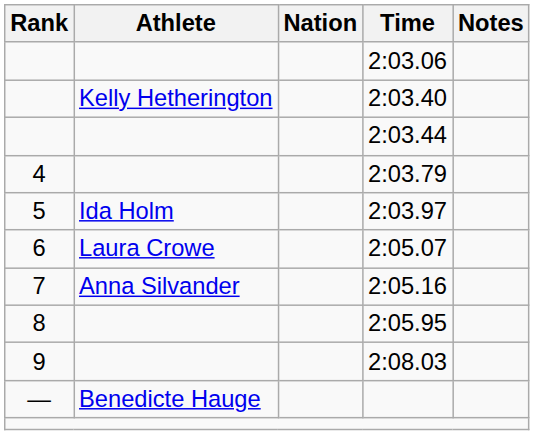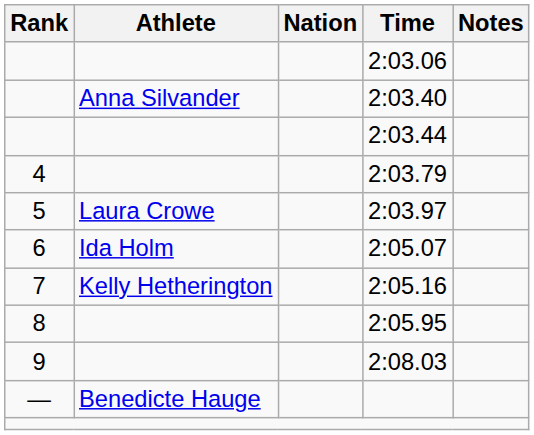(176, 98) Kelly Hetherington -> (159, 98) Anna Silvander
(126, 211) Ida Holm -> (147, 211) Laura Crowe
(147, 248) Laura Crowe -> (126, 248) Ida Holm
(159, 286) Anna Silvander -> (176, 286) Kelly Hetherington
